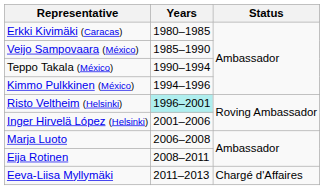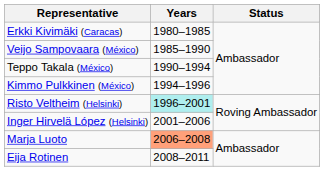(182, 139) no background -> (182, 139) lightsalmon background
- row: (60, 175)
